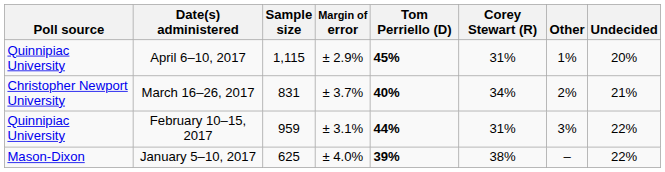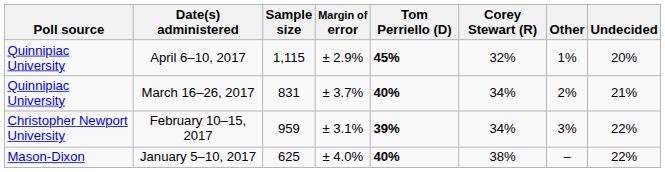(503, 57) 31% -> (503, 57) 32%
(68, 93) Christopher Newport University -> (38, 93) Quinnipiac University
(38, 128) Quinnipiac University -> (68, 128) Christopher Newport University
(387, 128) 44% -> (387, 128) 39%
(503, 128) 31% -> (503, 128) 34%
(387, 157) 39% -> (387, 157) 40%
